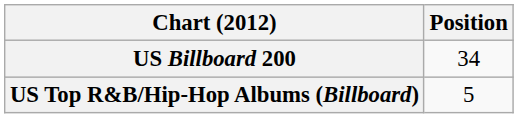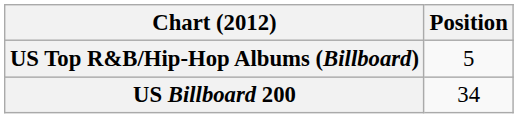rows swapped: (214, 58) <-> (214, 94)
